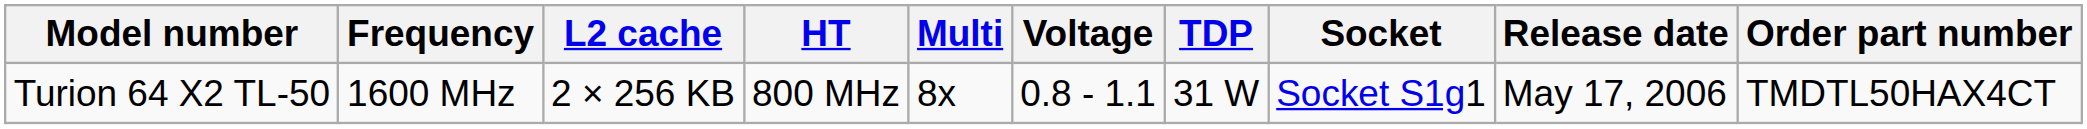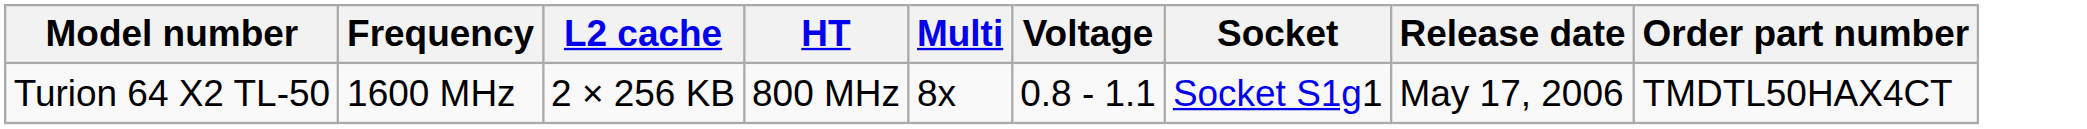- column: (1216, 33)
